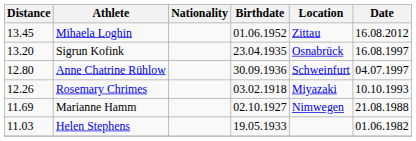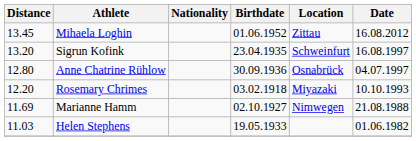(318, 51) Osnabrück -> (321, 51) Schweinfurt
(321, 70) Schweinfurt -> (318, 70) Osnabrück
(20, 88) 12.26 -> (20, 88) 12.20
